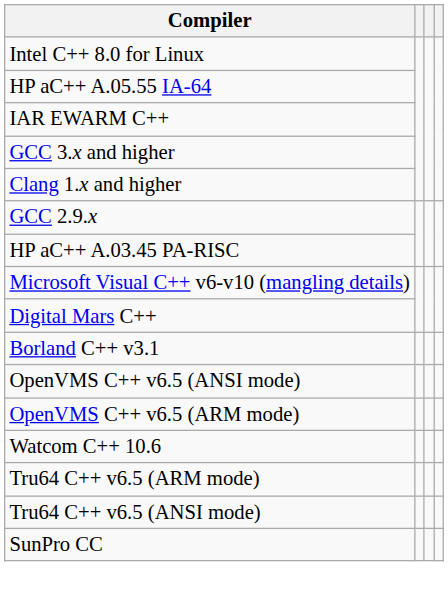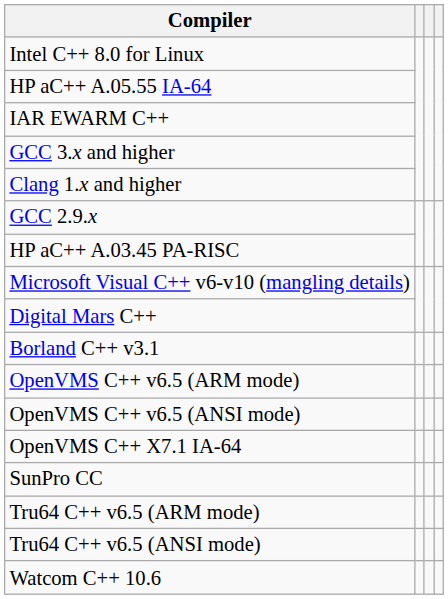rows swapped: (154, 413) <-> (155, 380)
+ row: (125, 446)
rows swapped: (56, 544) <-> (85, 446)
